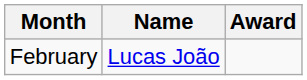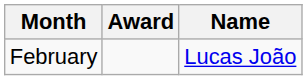columns swapped: (164, 21) <-> (263, 21)
